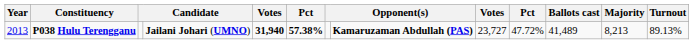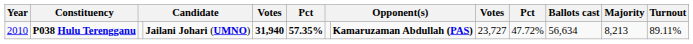(18, 30) 2013 -> (18, 30) 2010
(306, 30) 57.38% -> (306, 30) 57.35%
(563, 30) 41,489 -> (563, 30) 56,634
(666, 30) 89.13% -> (665, 30) 89.11%
